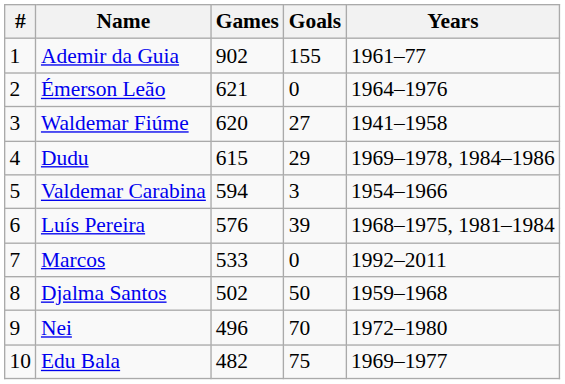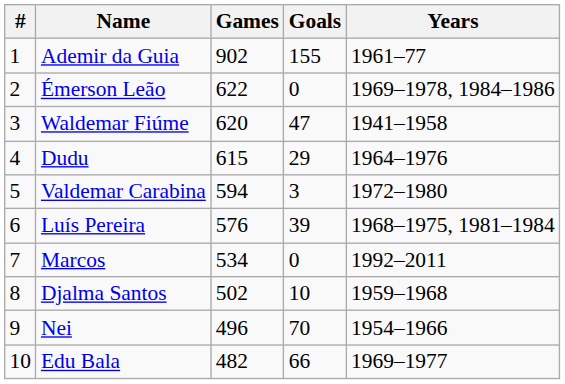(232, 89) 621 -> (232, 89) 622
(399, 89) 1964–1976 -> (453, 89) 1969–1978, 1984–1986
(299, 123) 27 -> (299, 123) 47
(453, 157) 1969–1978, 1984–1986 -> (399, 157) 1964–1976
(399, 191) 1954–1966 -> (399, 191) 1972–1980
(232, 259) 533 -> (232, 259) 534
(299, 293) 50 -> (299, 293) 10
(399, 327) 1972–1980 -> (399, 327) 1954–1966
(299, 361) 75 -> (299, 361) 66
